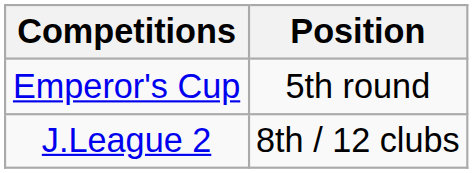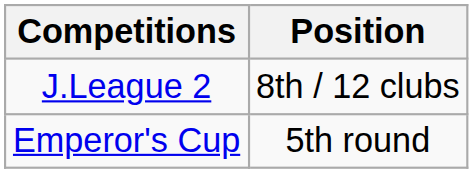rows swapped: (127, 140) <-> (127, 85)
